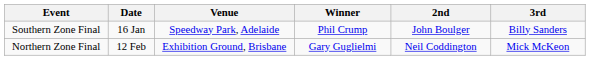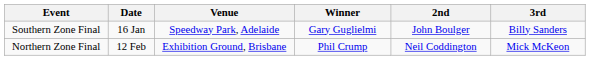(343, 30) Phil Crump -> (343, 30) Gary Guglielmi
(343, 47) Gary Guglielmi -> (343, 47) Phil Crump
